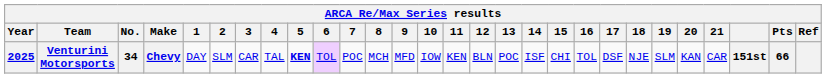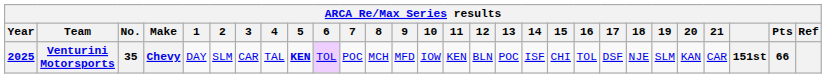(131, 57) 34 -> (131, 57) 35
